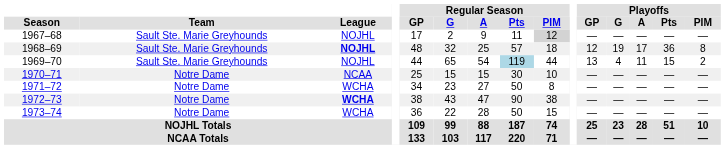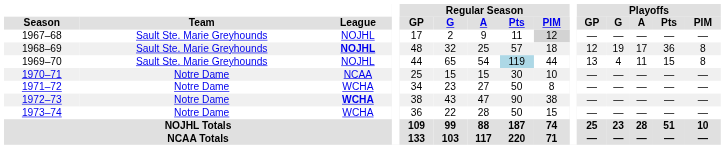(703, 61) 2 -> (703, 61) 8
